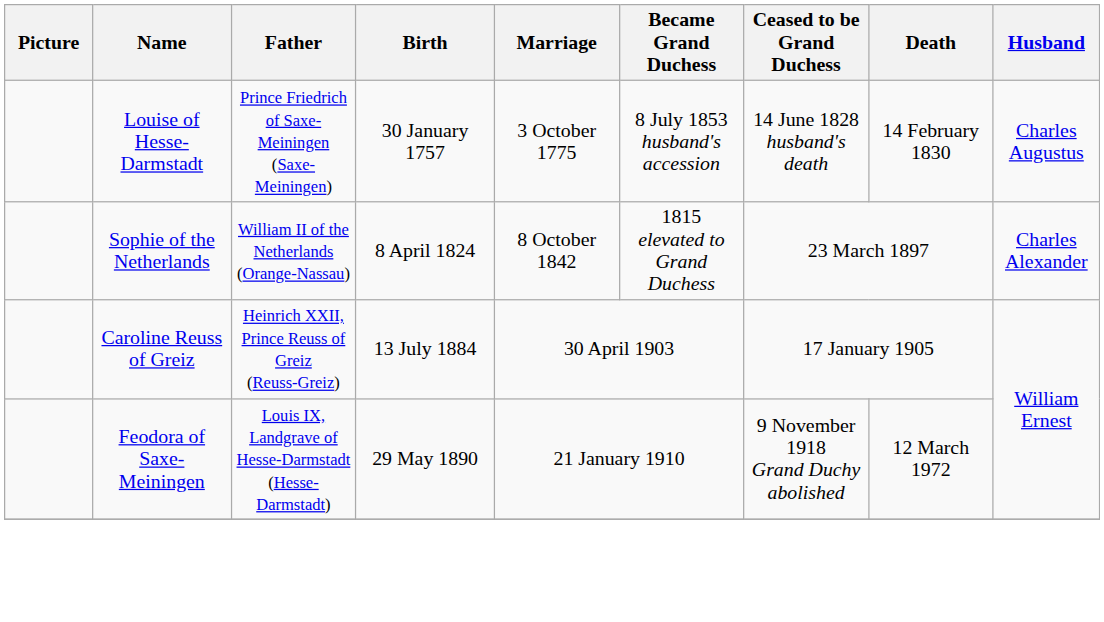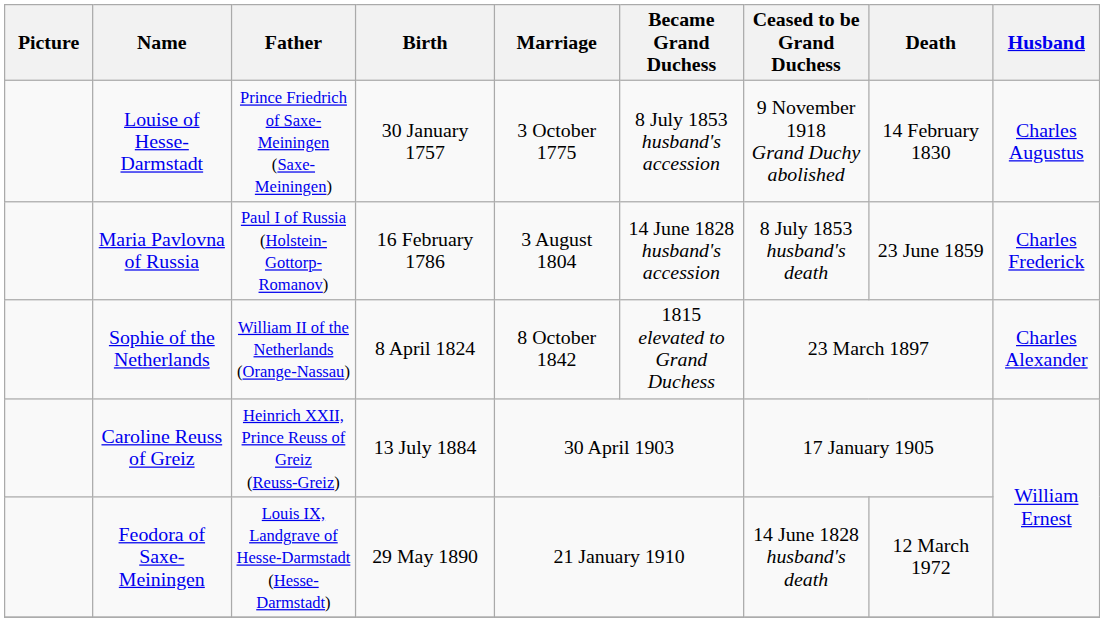(806, 140) 14 June 1828 husband's death -> (806, 140) 9 November 1918 Grand Duchy abolished
+ row: (162, 250)
(806, 458) 9 November 1918 Grand Duchy abolished -> (806, 556) 14 June 1828 husband's death
